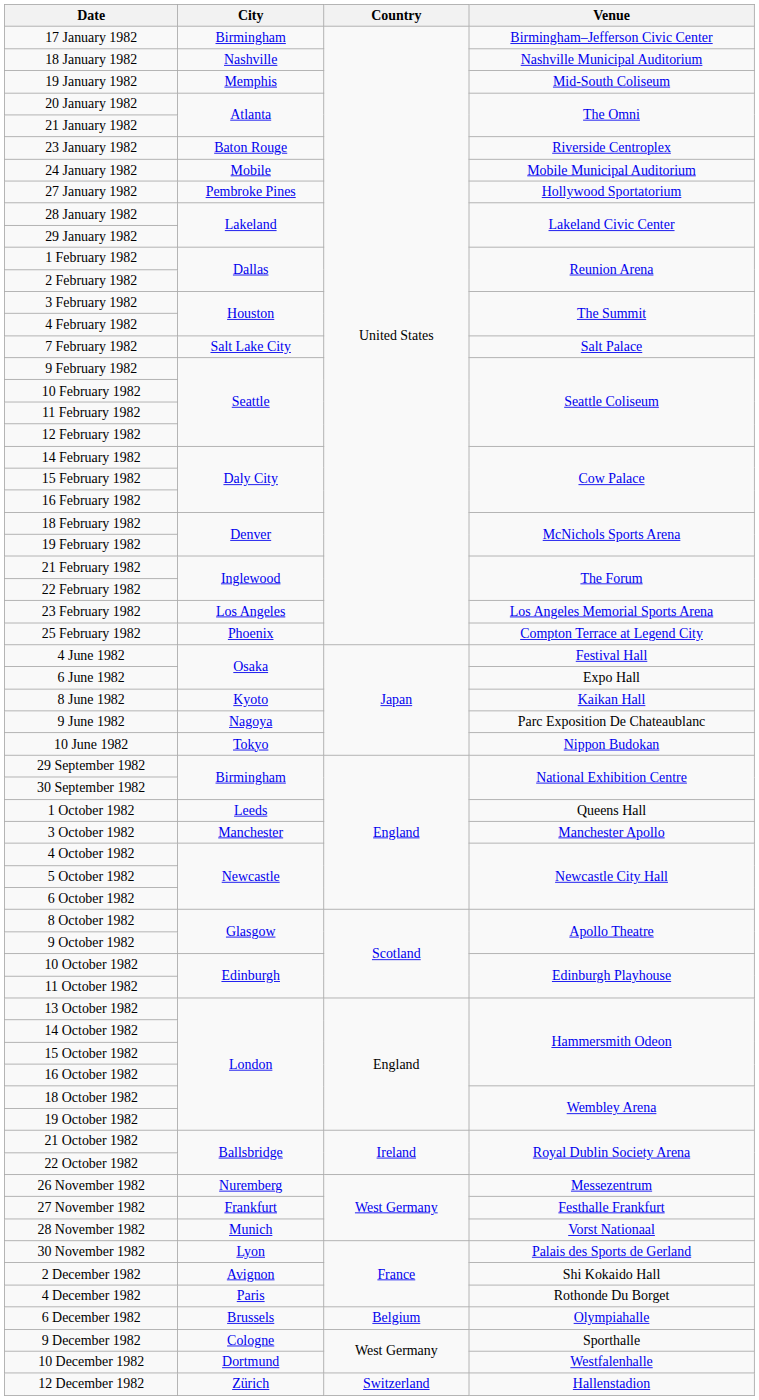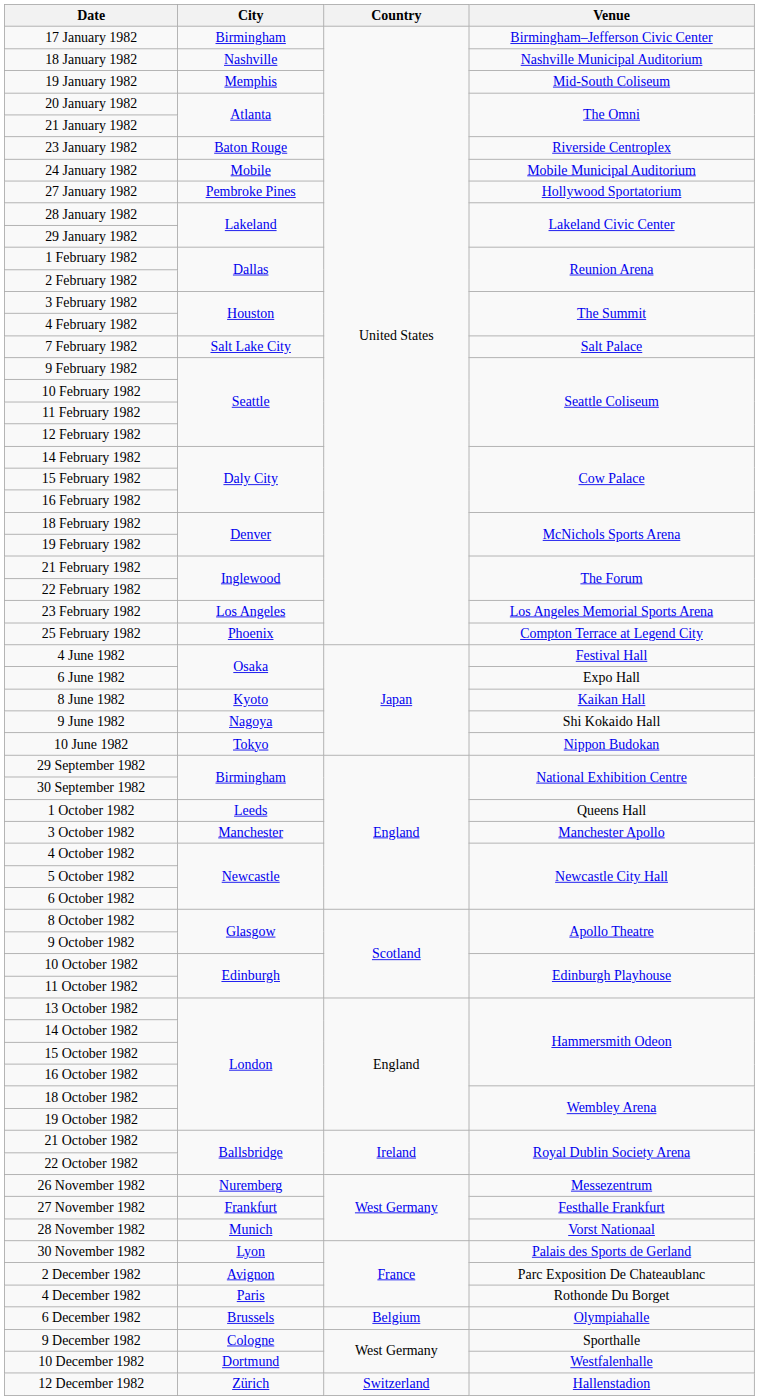(612, 721) Parc Exposition De Chateaublanc -> (612, 721) Shi Kokaido Hall
(612, 1273) Shi Kokaido Hall -> (612, 1273) Parc Exposition De Chateaublanc
